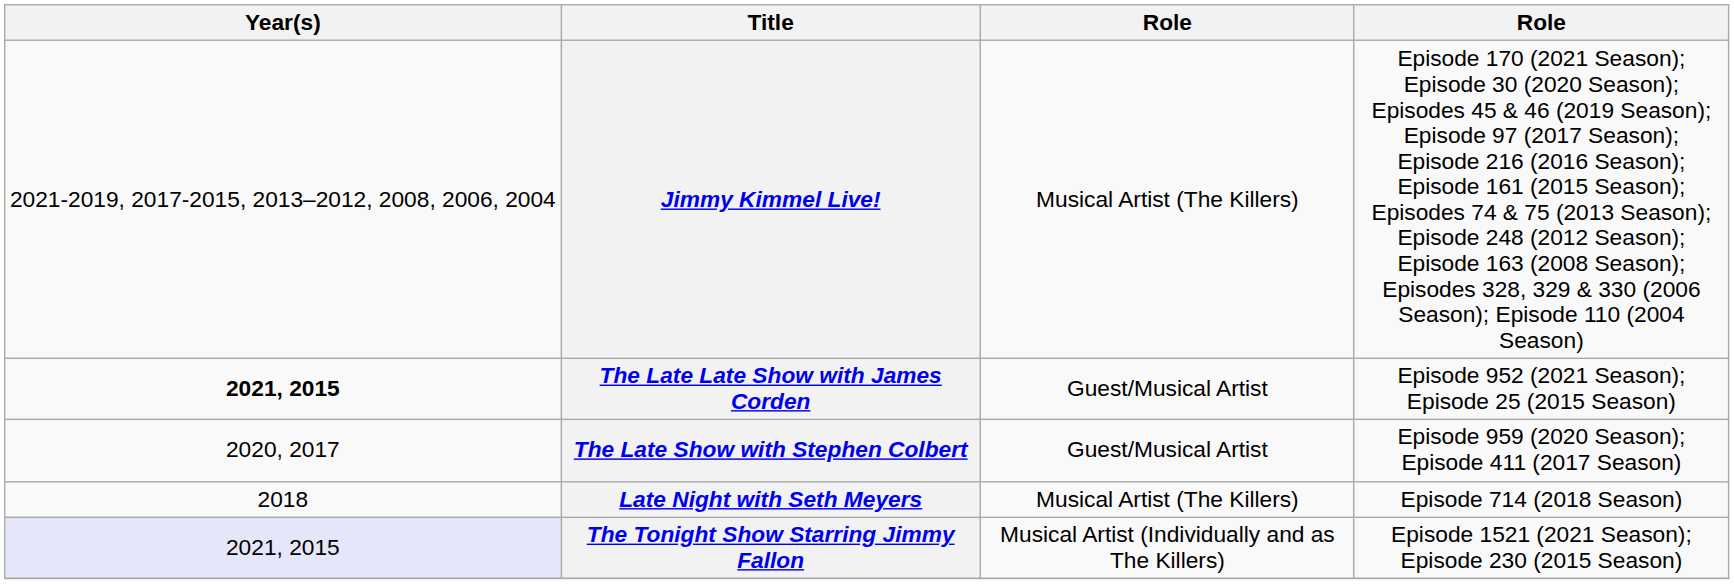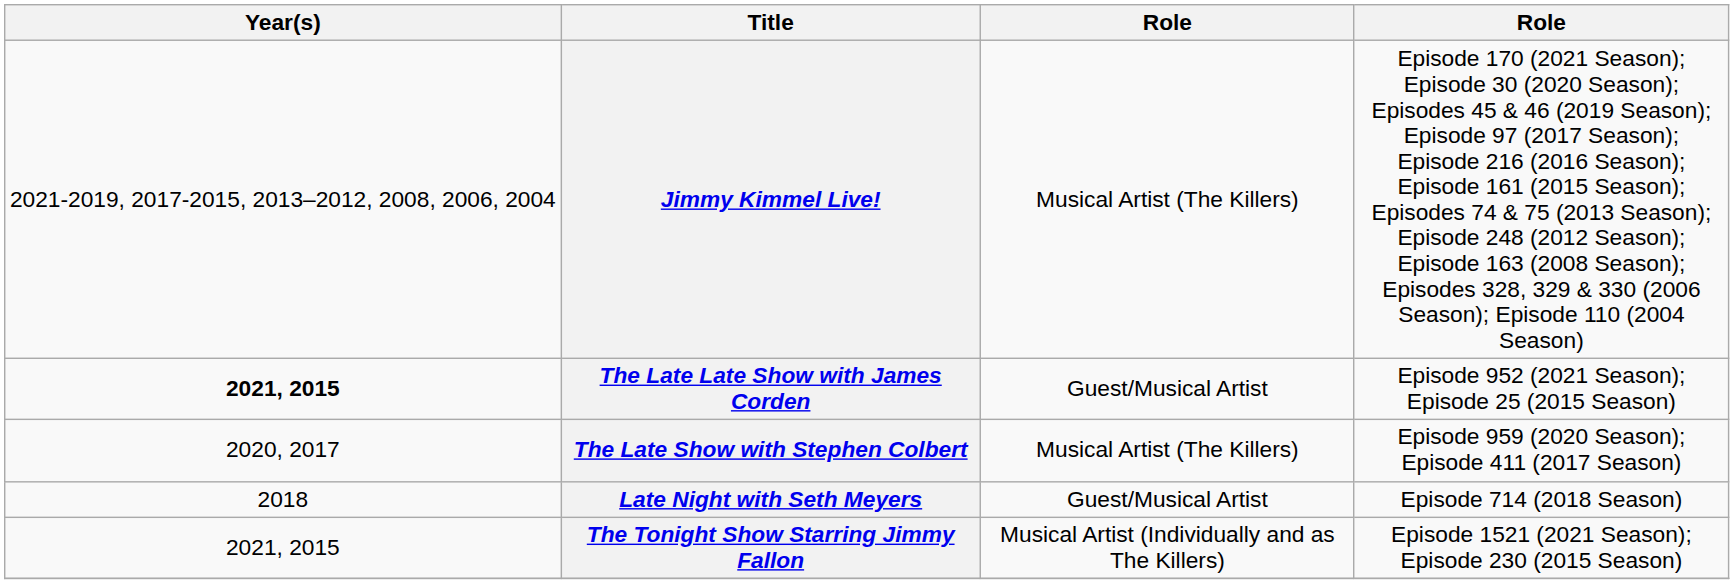(1167, 450) Guest/Musical Artist -> (1167, 450) Musical Artist (The Killers)
(1167, 498) Musical Artist (The Killers) -> (1167, 498) Guest/Musical Artist
(283, 547) lavender background -> (283, 547) no background
